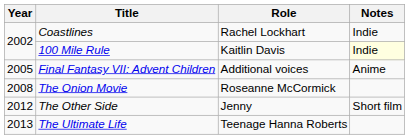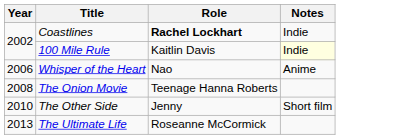(263, 32) normal -> (196, 32) bold
- row: (127, 69)
+ row: (92, 69)
(278, 87) Roseanne McCormick -> (214, 87) Teenage Hanna Roberts
(20, 106) 2012 -> (20, 106) 2010
(284, 124) Teenage Hanna Roberts -> (208, 124) Roseanne McCormick
